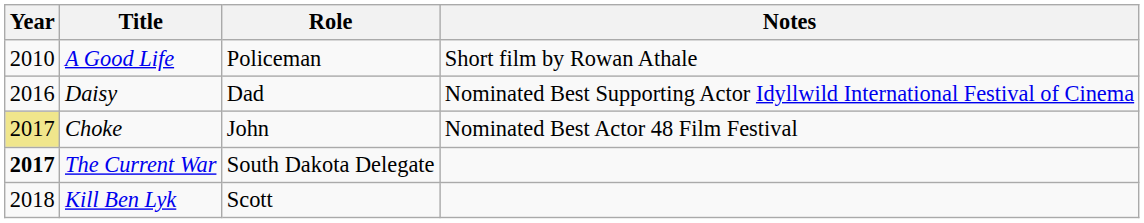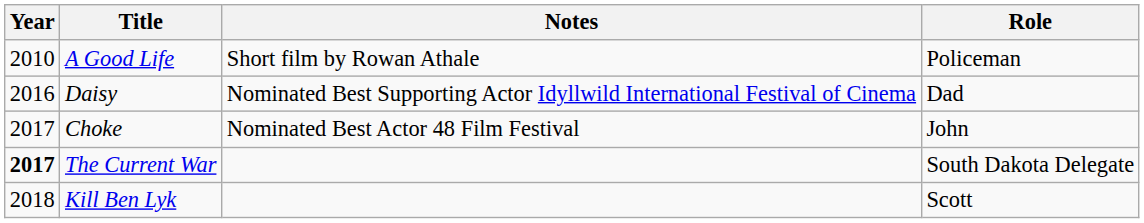columns swapped: (331, 22) <-> (790, 22)
(32, 128) khaki background -> (32, 128) no background
